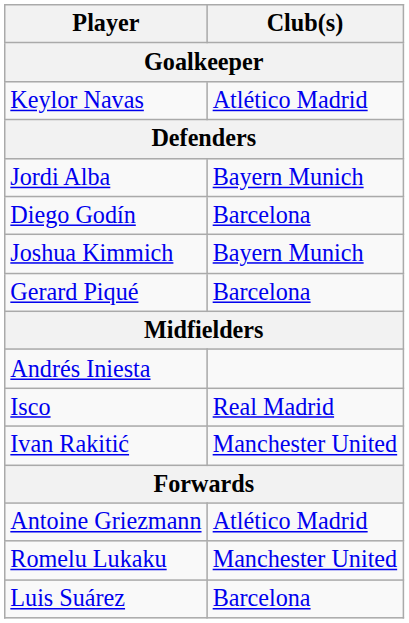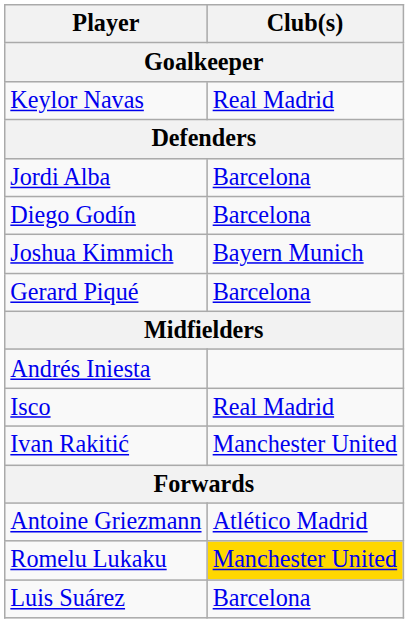(290, 100) Atlético Madrid -> (273, 100) Real Madrid
(288, 176) Bayern Munich -> (262, 176) Barcelona
(305, 560) no background -> (305, 560) gold background
